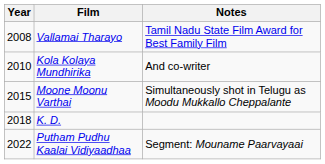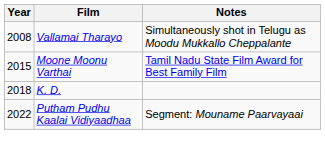(224, 36) Tamil Nadu State Film Award for Best Family Film -> (225, 36) Simultaneously shot in Telugu as Moodu Mukkallo Cheppalante
- row: (66, 66)
(225, 96) Simultaneously shot in Telugu as Moodu Mukkallo Cheppalante -> (224, 66) Tamil Nadu State Film Award for Best Family Film
